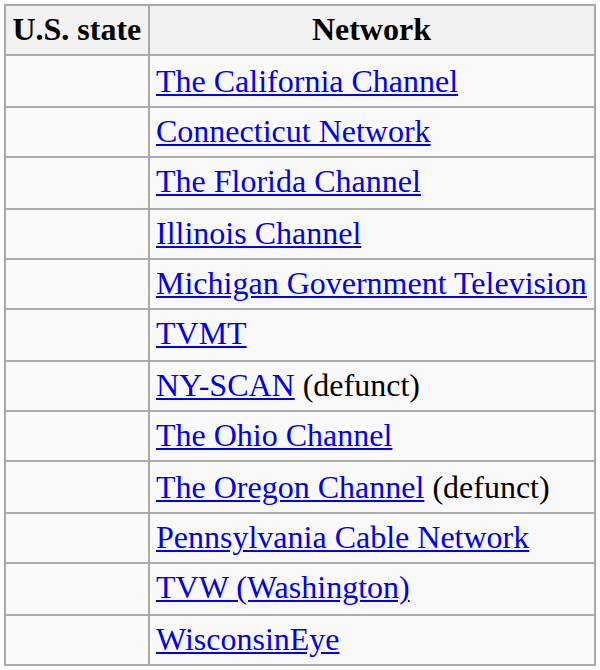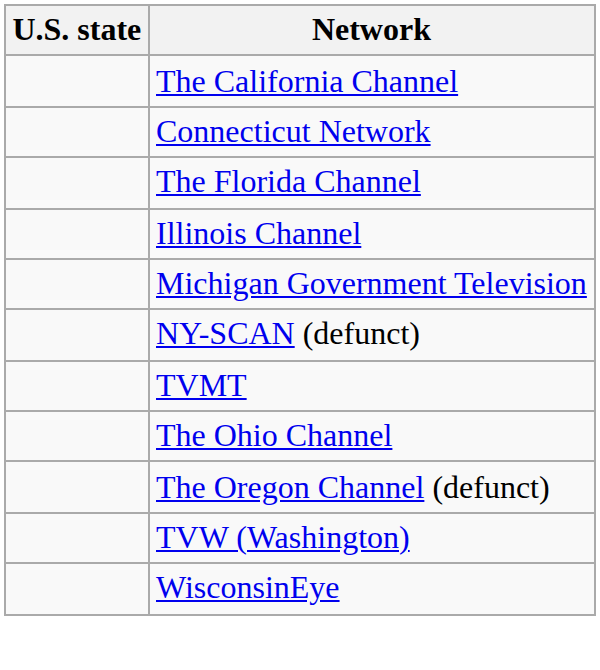rows swapped: (201, 334) <-> (288, 385)
- row: (343, 537)
